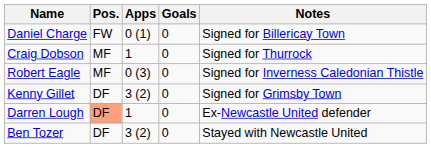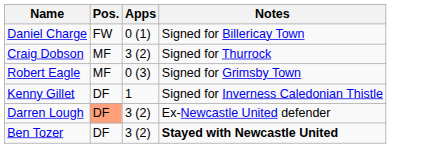- column: (179, 14)
(128, 53) 1 -> (138, 53) 3 (2)
(313, 73) Signed for Inverness Caledonian Thistle -> (231, 73) Signed for Grimsby Town
(138, 93) 3 (2) -> (128, 93) 1
(272, 93) Signed for Grimsby Town -> (272, 93) Signed for Inverness Caledonian Thistle
(128, 113) 1 -> (138, 113) 3 (2)
(285, 133) normal -> (250, 133) bold
